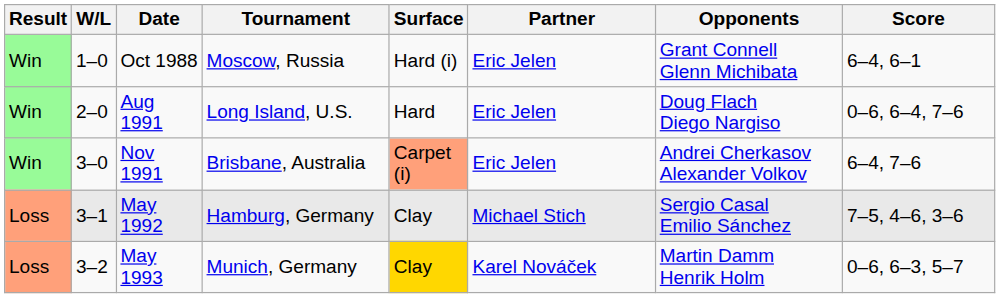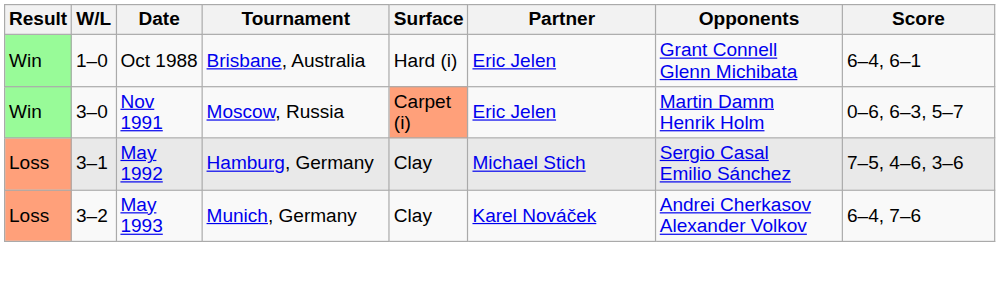(275, 60) Moscow, Russia -> (286, 60) Brisbane, Australia
- row: (142, 112)
(286, 163) Brisbane, Australia -> (275, 112) Moscow, Russia
(735, 163) Andrei Cherkasov Alexander Volkov -> (717, 112) Martin Damm Henrik Holm
(884, 163) 6–4, 7–6 -> (905, 112) 0–6, 6–3, 5–7
(413, 266) gold background -> (413, 215) no background
(717, 266) Martin Damm Henrik Holm -> (735, 215) Andrei Cherkasov Alexander Volkov
(905, 266) 0–6, 6–3, 5–7 -> (884, 215) 6–4, 7–6
